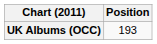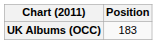(128, 30) 193 -> (128, 30) 183
